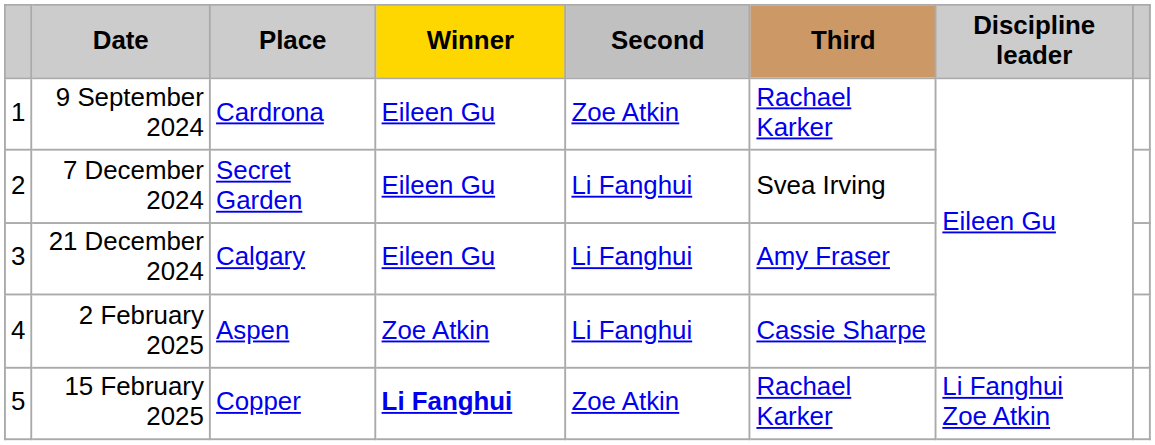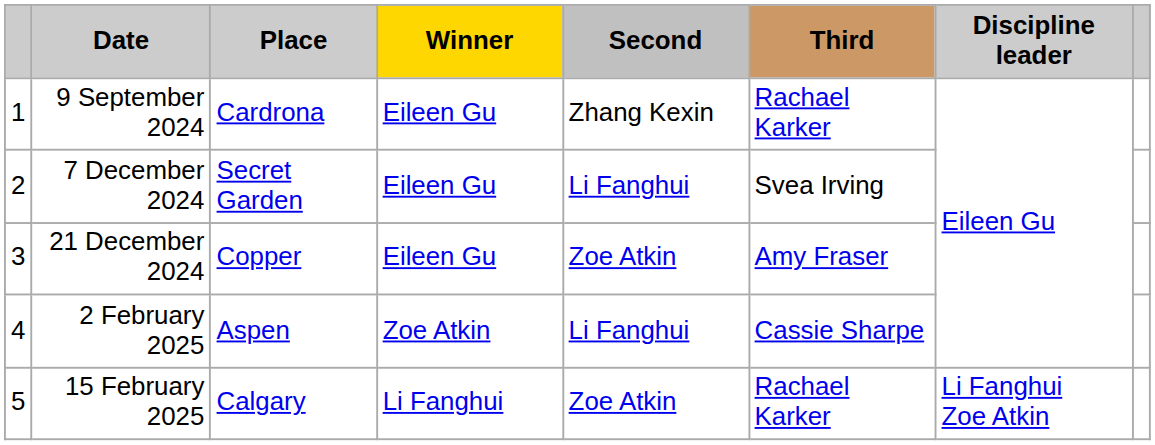(625, 112) Zoe Atkin -> (641, 112) Zhang Kexin
(261, 257) Calgary -> (259, 257) Copper
(632, 257) Li Fanghui -> (623, 257) Zoe Atkin
(258, 402) Copper -> (261, 402) Calgary
(447, 402) bold -> (443, 402) normal
